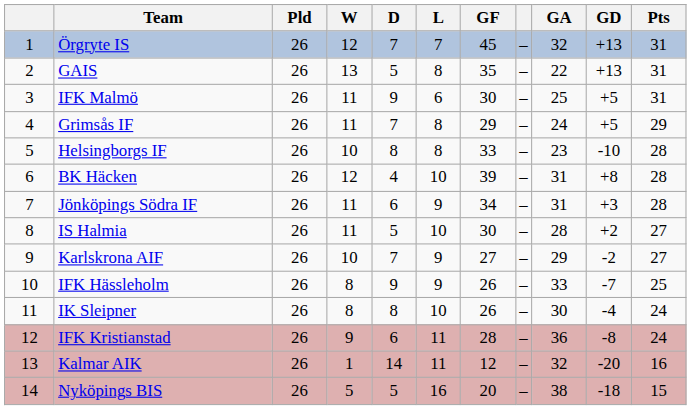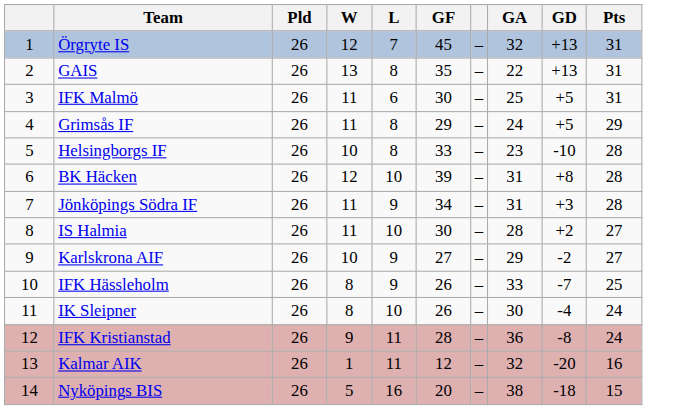- column: (394, 17)
